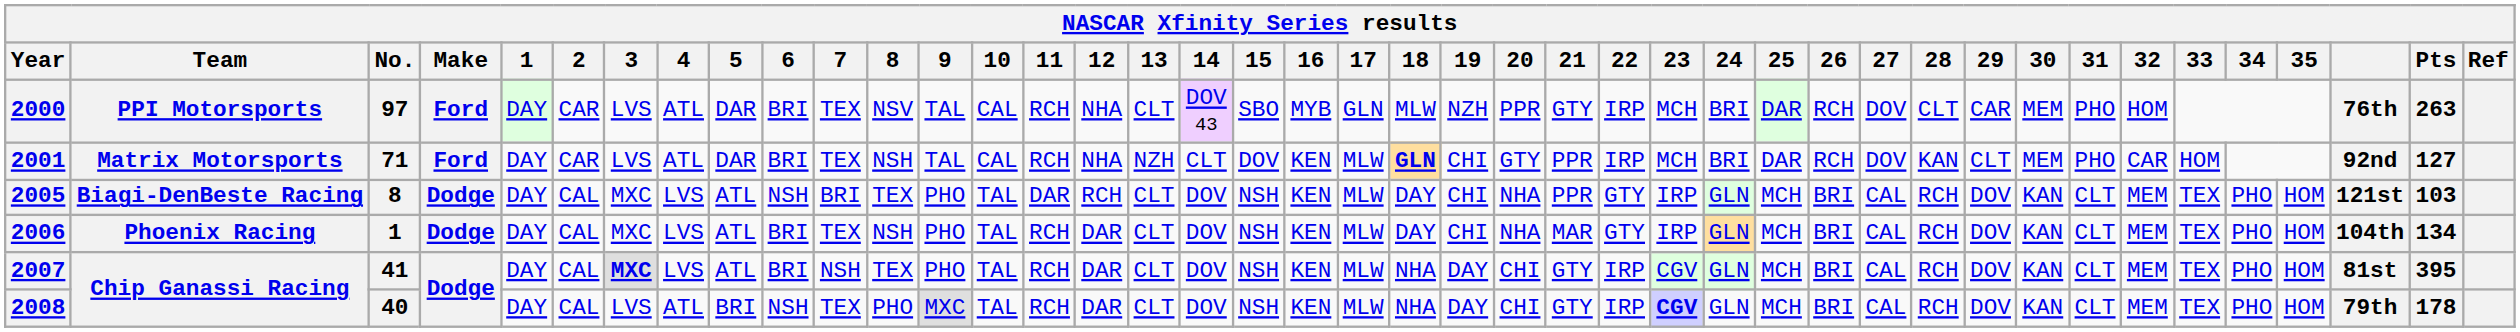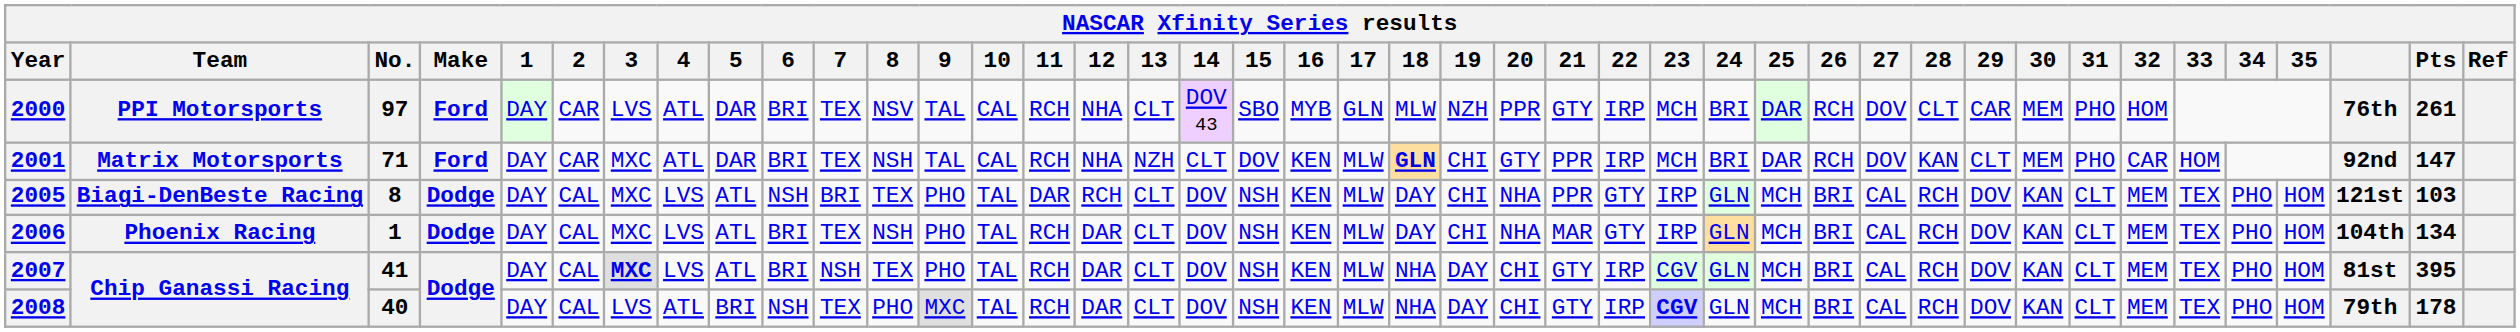(2436, 110) 263 -> (2436, 110) 261
(631, 160) LVS -> (631, 160) MXC
(2436, 160) 127 -> (2436, 160) 147
